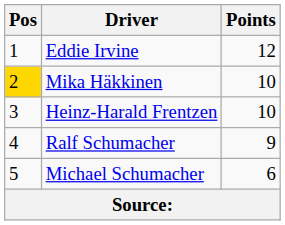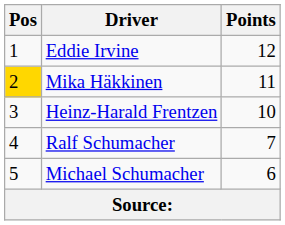(267, 81) 10 -> (267, 81) 11
(271, 143) 9 -> (271, 143) 7
